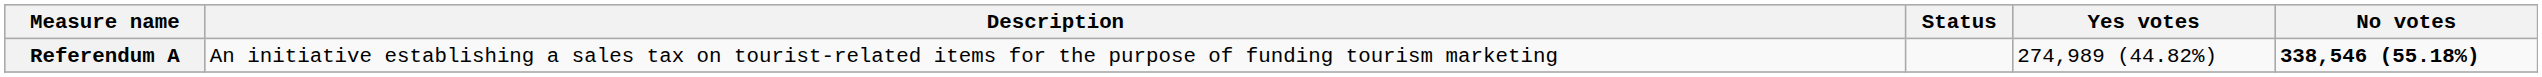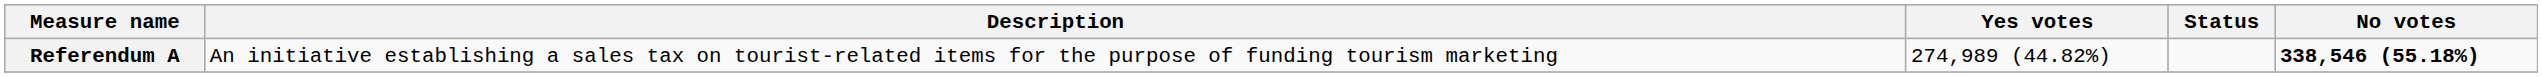columns swapped: (1959, 22) <-> (2144, 22)
